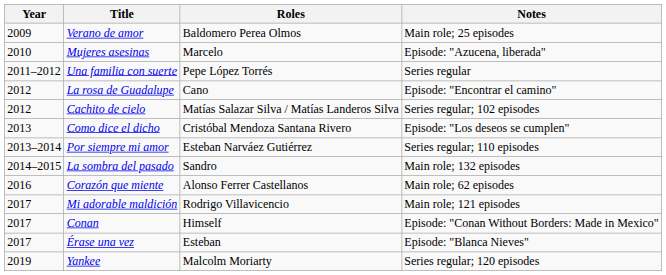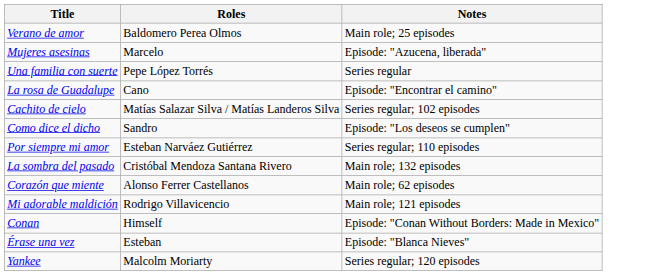- column: (34, 14)
(267, 128) Cristóbal Mendoza Santana Rivero -> (140, 128) Sandro
(200, 166) Sandro -> (207, 166) Cristóbal Mendoza Santana Rivero
